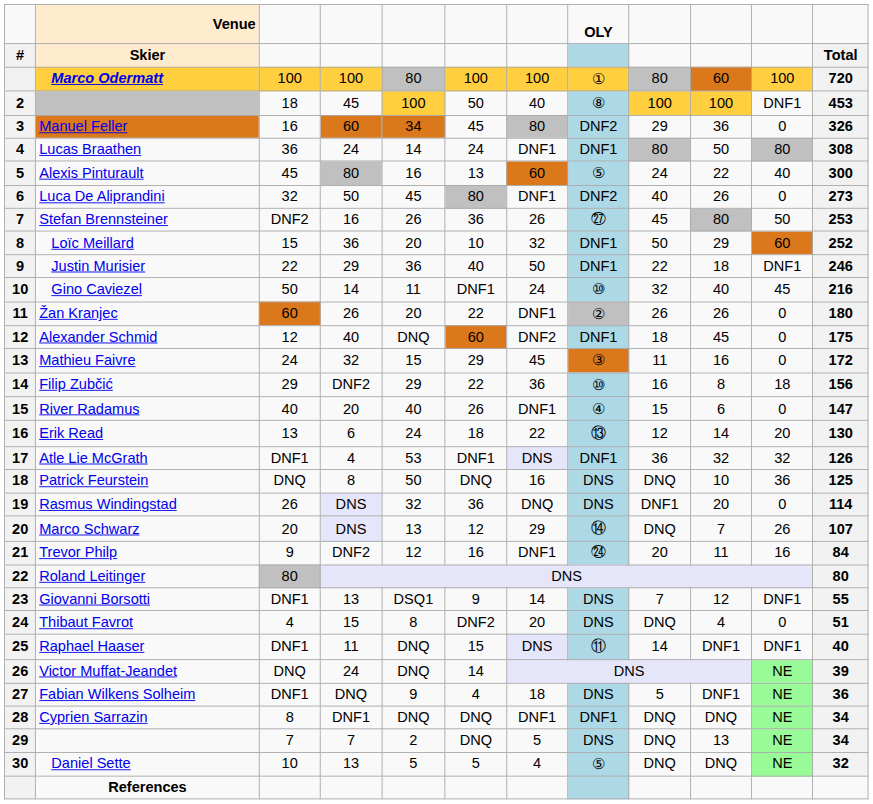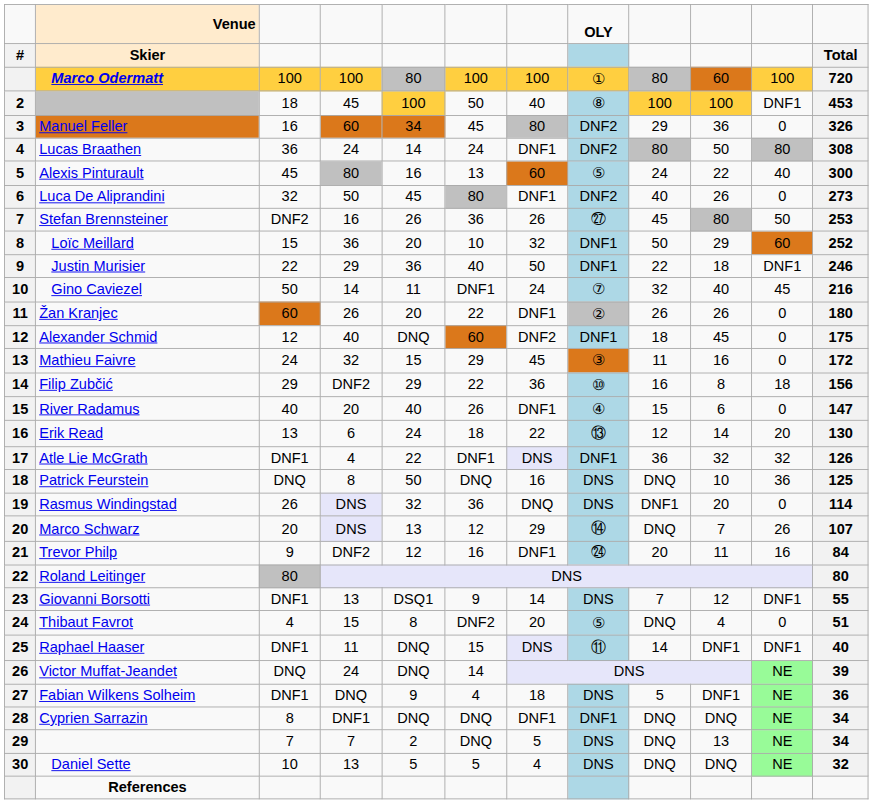(598, 149) DNF1 -> (598, 149) DNF2
(598, 290) ⑩ -> (598, 290) ⑦
(413, 458) 53 -> (413, 458) 22
(598, 622) DNS -> (598, 623) ⑤
(598, 764) ⑤ -> (598, 764) DNS
